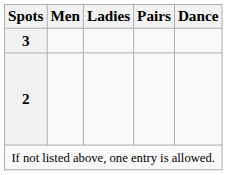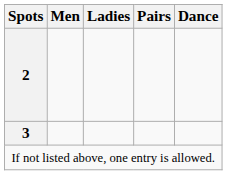rows swapped: (26, 40) <-> (26, 98)
